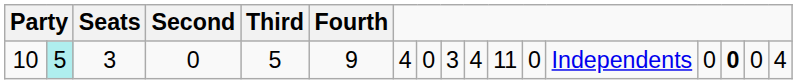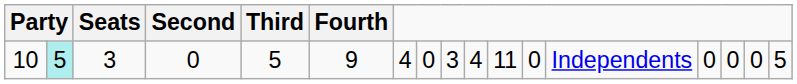(733, 59) bold -> (733, 59) normal
(780, 59) 4 -> (780, 59) 5
